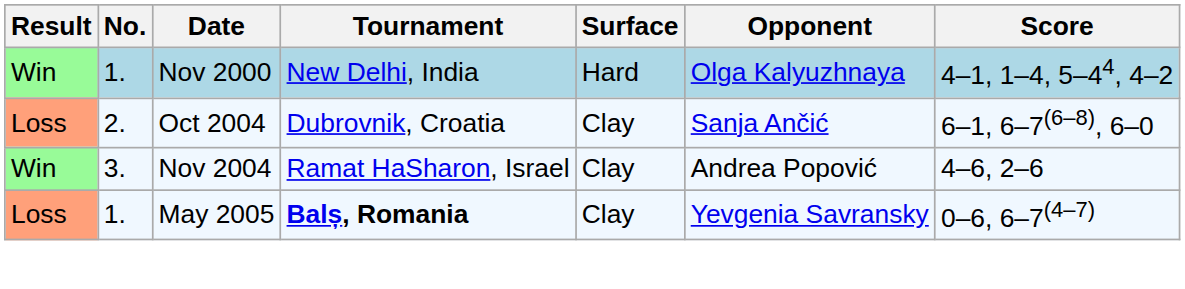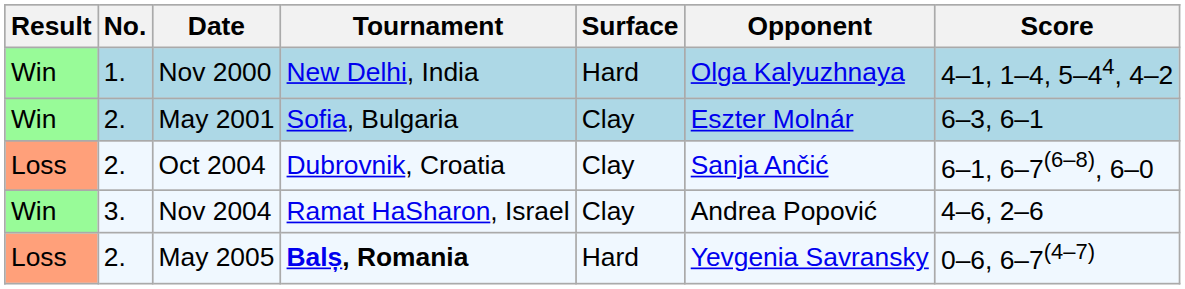+ row: (216, 118)
(115, 214) 1. -> (115, 257) 2.
(608, 214) Clay -> (610, 257) Hard
